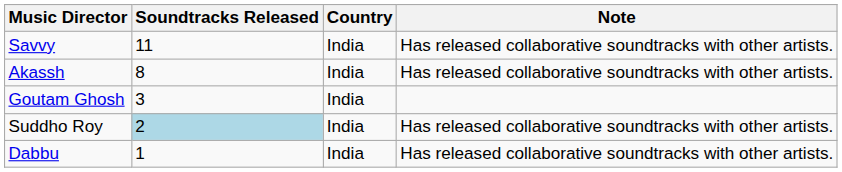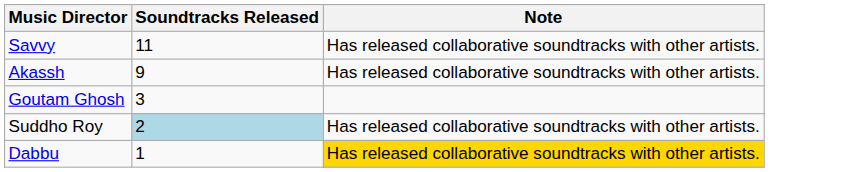- column: (360, 18)
(140, 72) 8 -> (140, 72) 9
(617, 153) no background -> (543, 153) gold background
